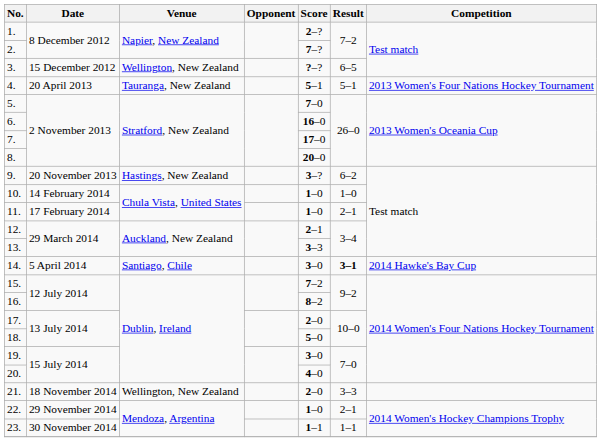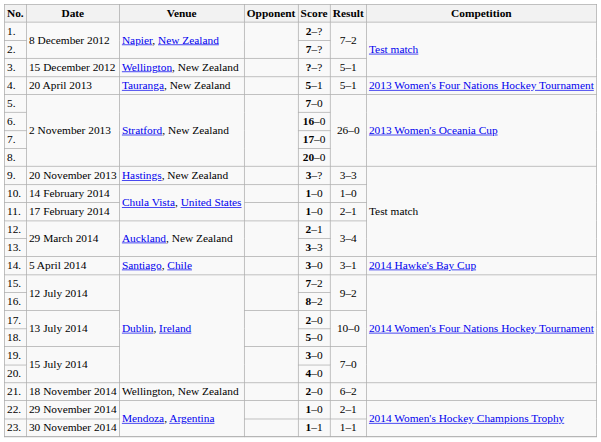(348, 67) 6–5 -> (348, 67) 5–1
(348, 175) 6–2 -> (348, 175) 3–3
(348, 265) bold -> (348, 265) normal
(348, 391) 3–3 -> (348, 391) 6–2
